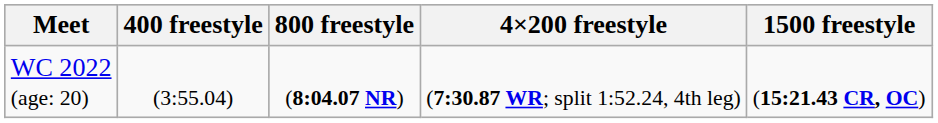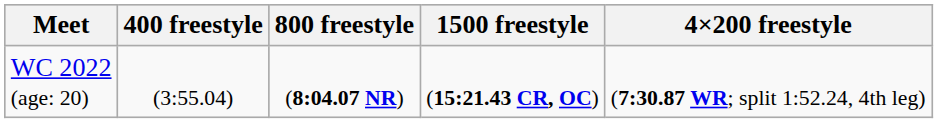columns swapped: (839, 25) <-> (583, 25)
